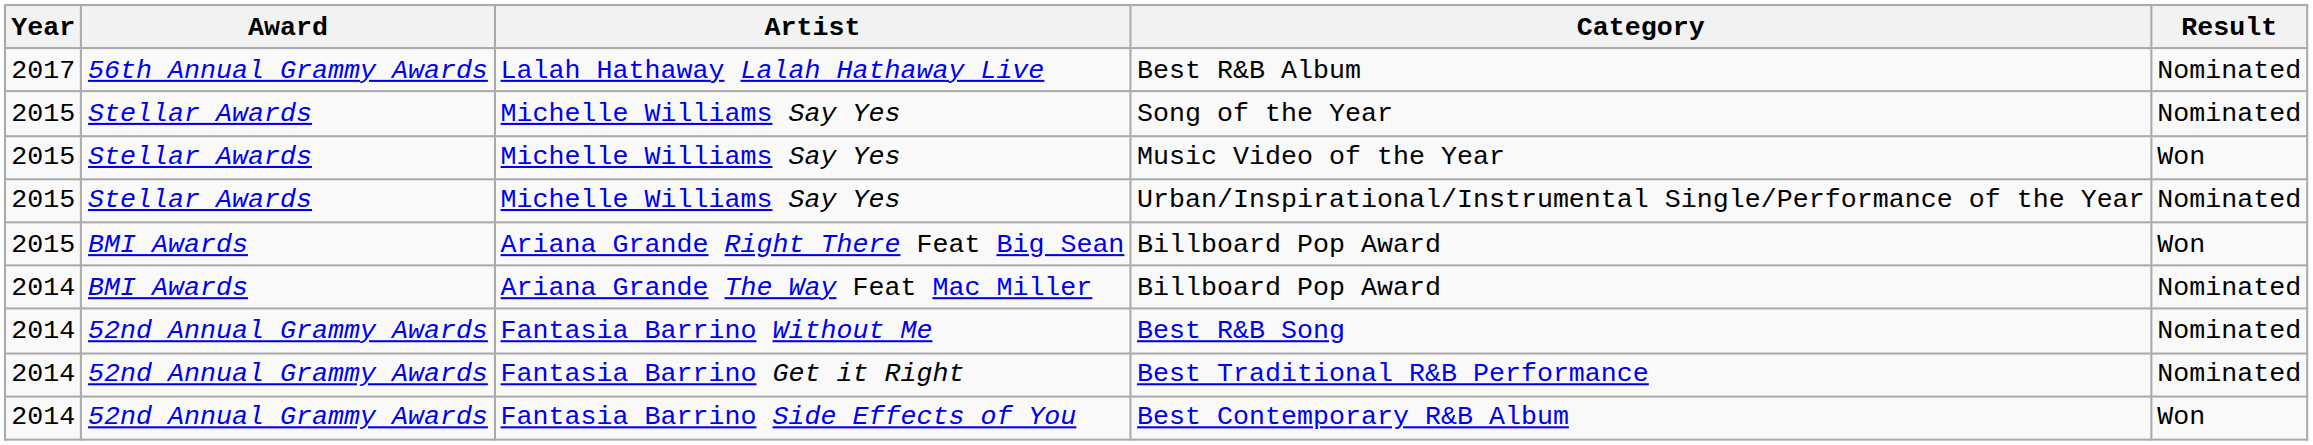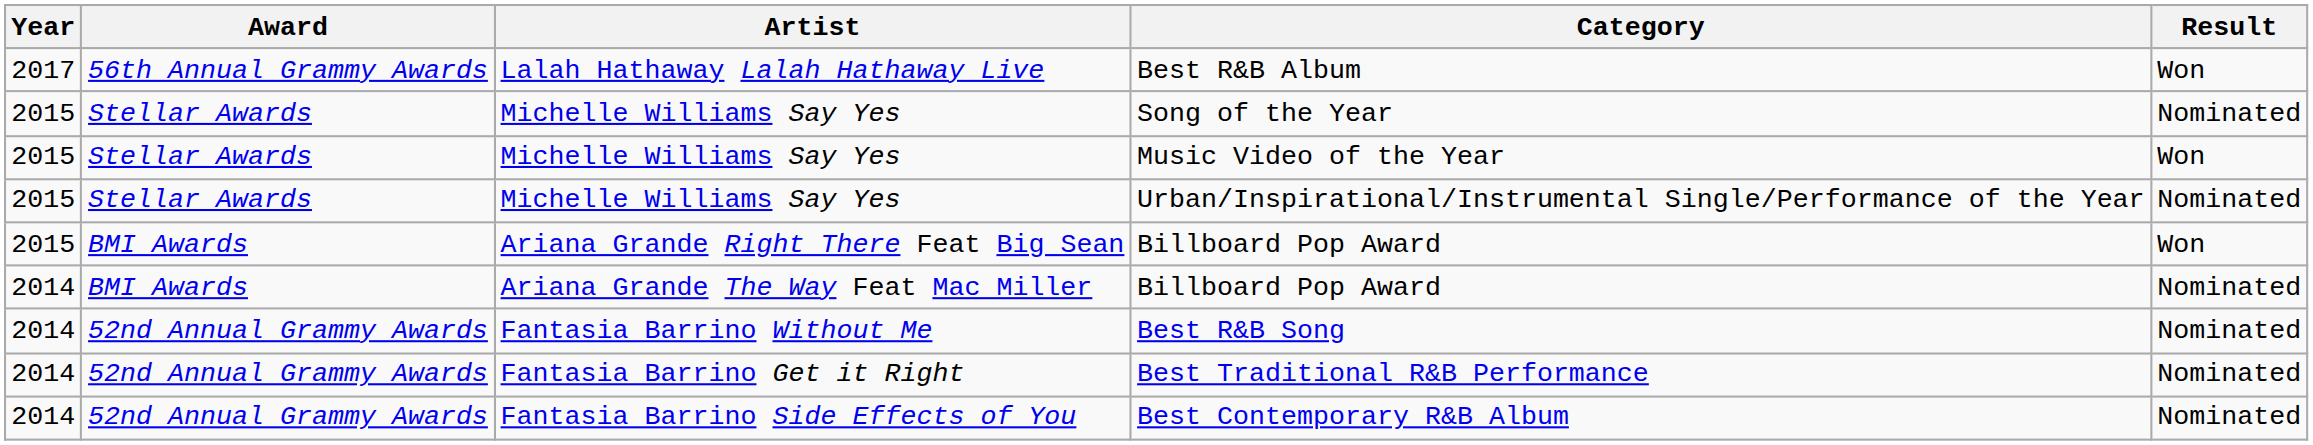(2229, 70) Nominated -> (2181, 70) Won
(2181, 418) Won -> (2229, 418) Nominated
